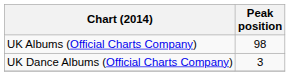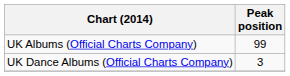(260, 44) 98 -> (260, 44) 99
